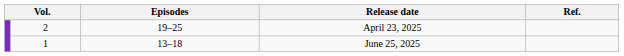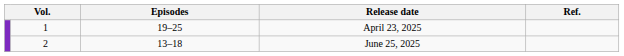(45, 28) 2 -> (45, 28) 1
(45, 43) 1 -> (45, 43) 2
